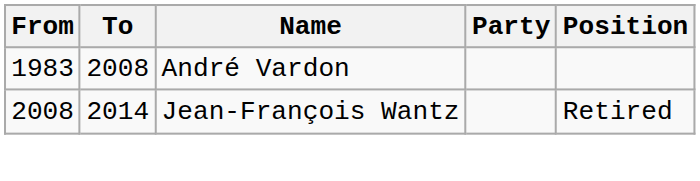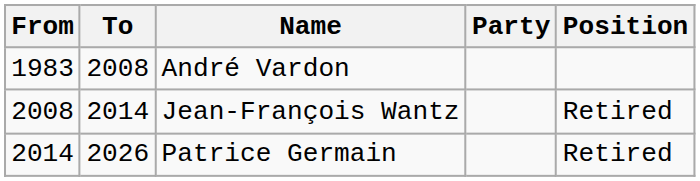+ row: (279, 154)
